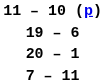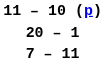- row: (53, 33)
